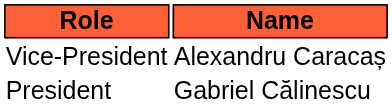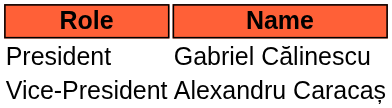rows swapped: (58, 91) <-> (87, 56)
